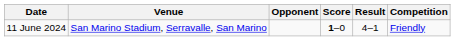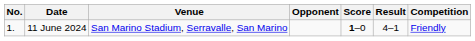+ column: (15, 12)
